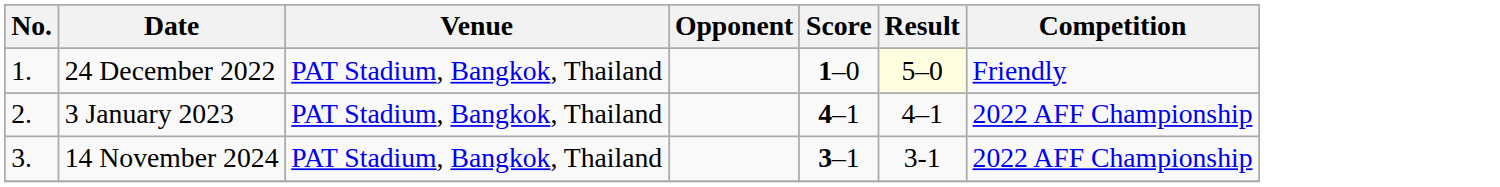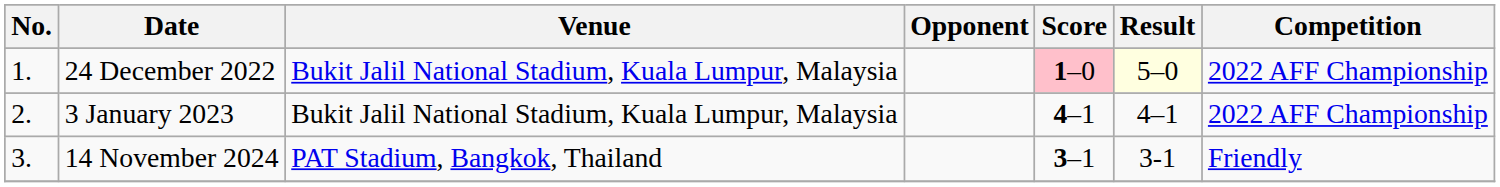(477, 70) PAT Stadium, Bangkok, Thailand -> (594, 70) Bukit Jalil National Stadium, Kuala Lumpur, Malaysia
(839, 70) no background -> (1074, 70) pink background
(1019, 70) Friendly -> (1348, 70) 2022 AFF Championship
(477, 114) PAT Stadium, Bangkok, Thailand -> (594, 114) Bukit Jalil National Stadium, Kuala Lumpur, Malaysia
(1113, 158) 2022 AFF Championship -> (1255, 158) Friendly
